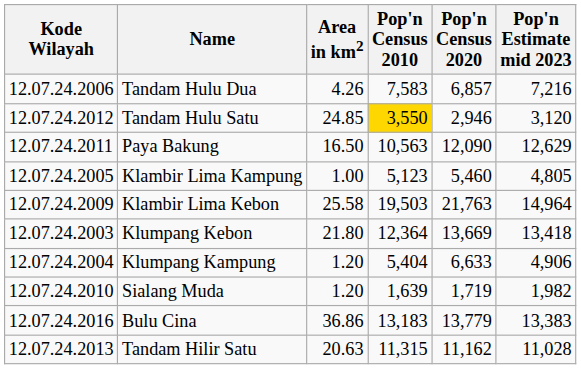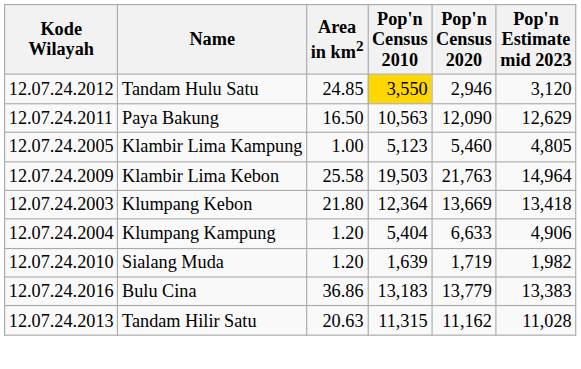- row: (189, 88)
